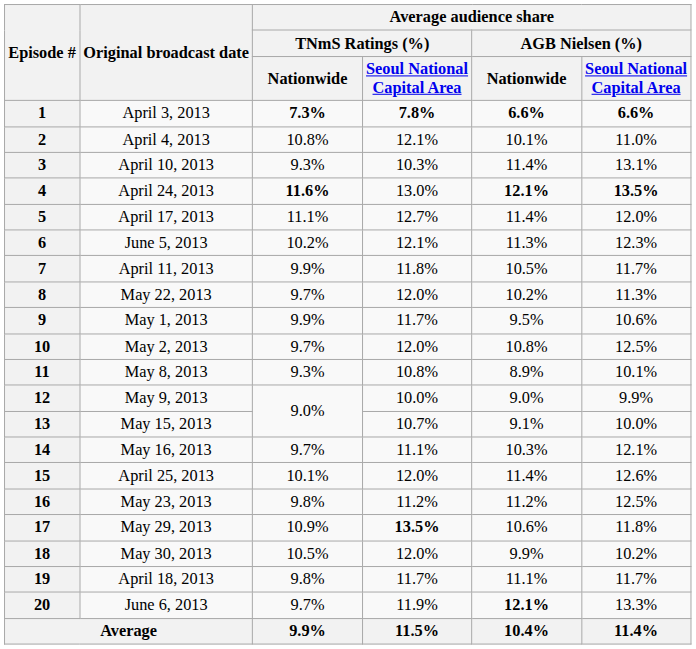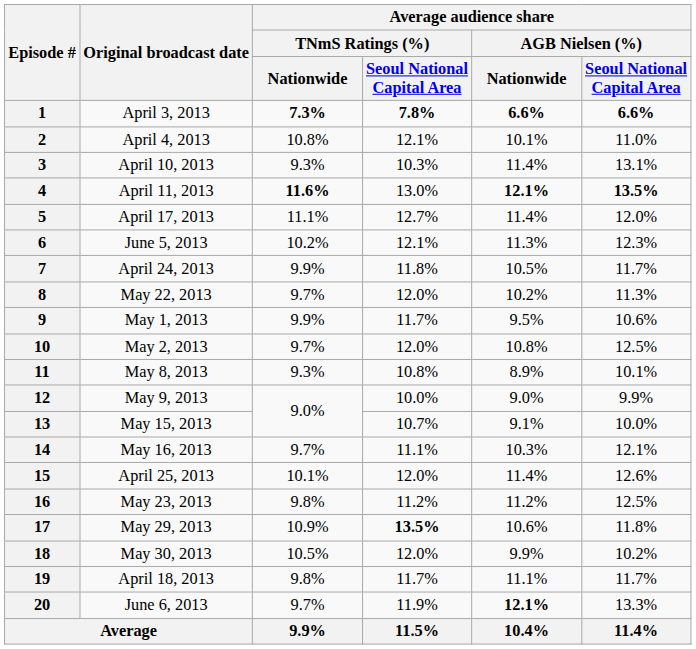(166, 191) April 24, 2013 -> (166, 191) April 11, 2013
(166, 268) April 11, 2013 -> (166, 268) April 24, 2013
